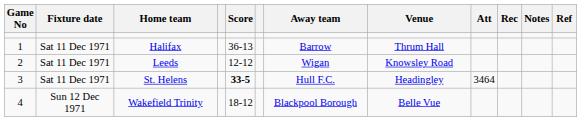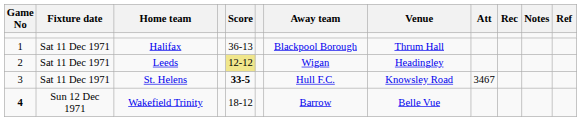(315, 46) Barrow -> (315, 46) Blackpool Borough
(240, 63) no background -> (240, 63) khaki background
(419, 63) Knowsley Road -> (419, 63) Headingley
(419, 79) Headingley -> (419, 79) Knowsley Road
(484, 79) 3464 -> (484, 79) 3467
(20, 102) normal -> (20, 102) bold
(315, 102) Blackpool Borough -> (315, 102) Barrow
